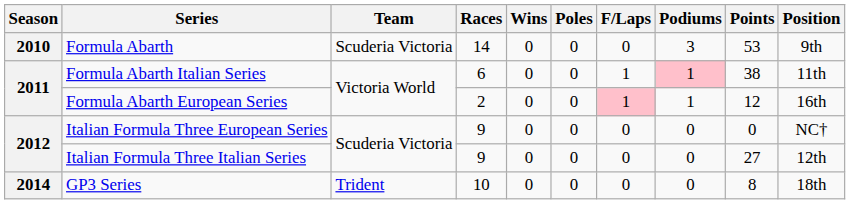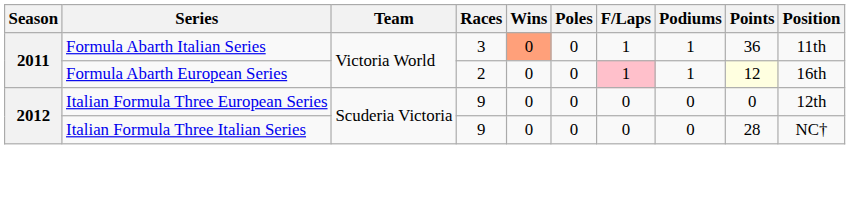- row: (120, 46)
(481, 74) 6 -> (481, 46) 3
(529, 74) no background -> (529, 46) lightsalmon background
(690, 74) pink background -> (690, 46) no background
(752, 74) 38 -> (752, 46) 36
(752, 102) no background -> (752, 74) lightyellow background
(811, 129) NC† -> (811, 102) 12th
(752, 157) 27 -> (752, 129) 28
(811, 157) 12th -> (811, 129) NC†
- row: (104, 185)
